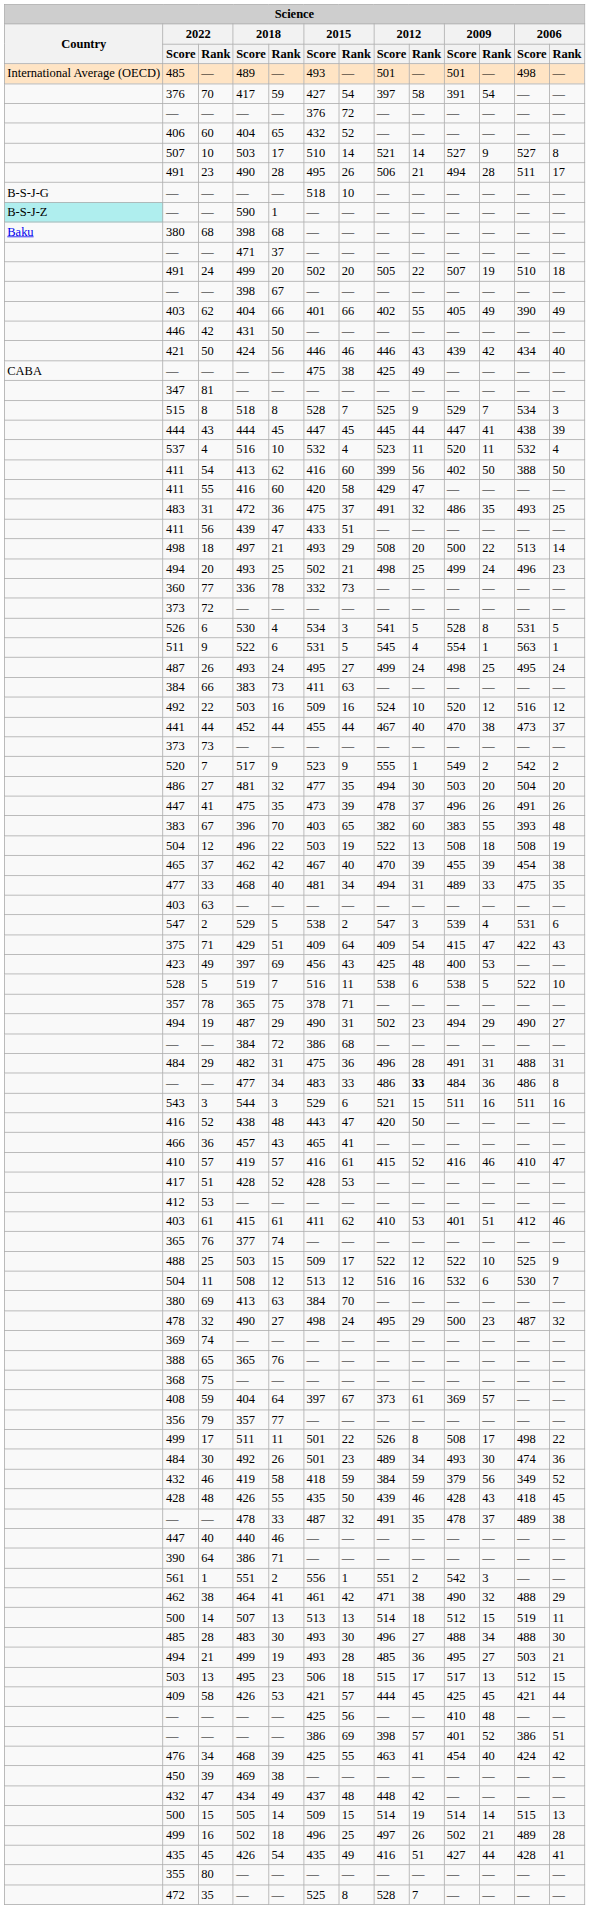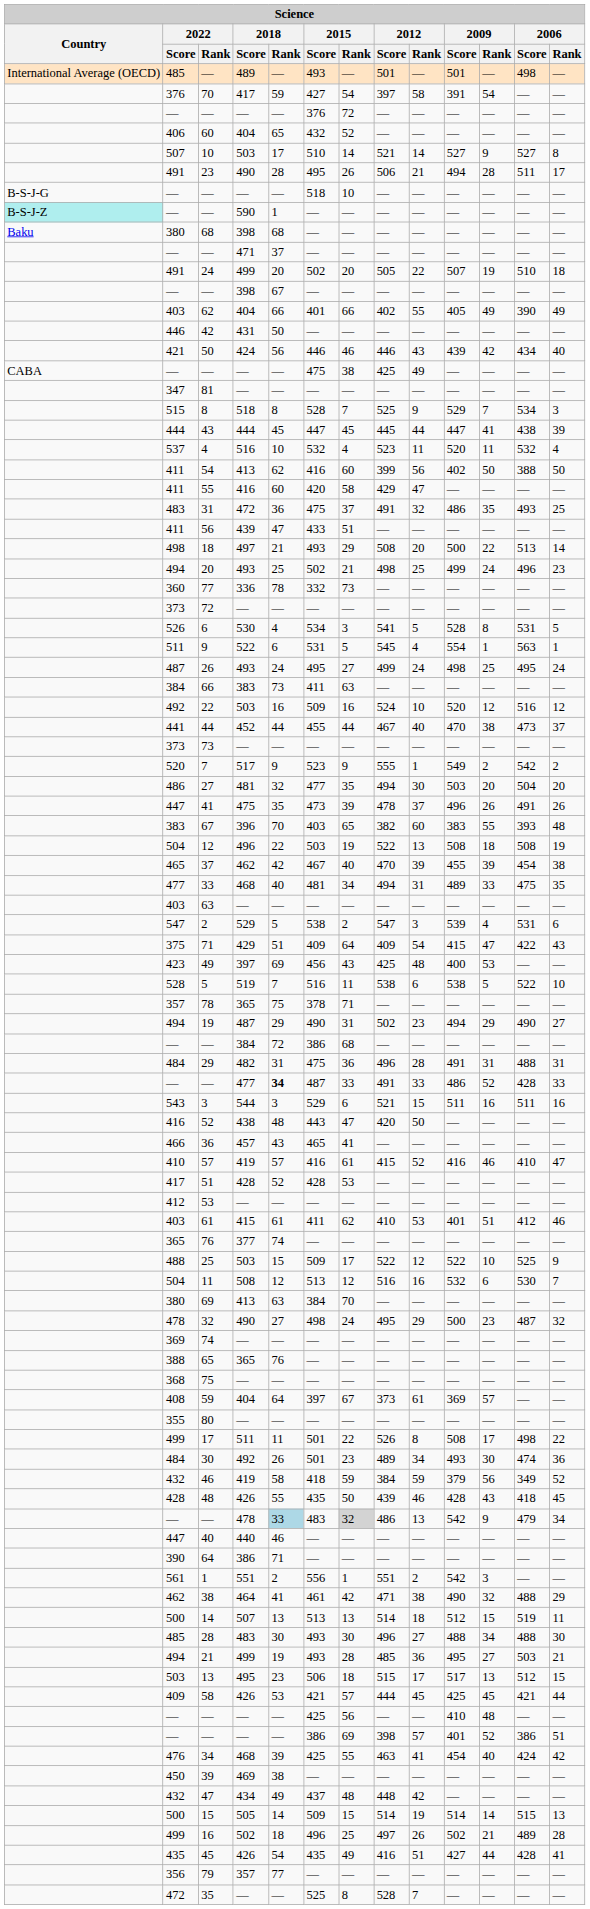(278, 1083) normal -> (278, 1083) bold
(316, 1083) 483 -> (316, 1083) 487
(386, 1083) 486 -> (386, 1083) 491
(418, 1083) bold -> (418, 1083) normal
(456, 1083) 484 -> (456, 1083) 486
(488, 1083) 36 -> (488, 1083) 52
(526, 1083) 486 -> (526, 1083) 428
(556, 1083) 8 -> (559, 1083) 33
rows swapped: (208, 1419) <-> (208, 1874)
(278, 1518) no background -> (278, 1518) lightblue background
(316, 1518) 487 -> (316, 1518) 483
(348, 1518) no background -> (348, 1518) lightgrey background
(386, 1518) 491 -> (386, 1518) 486
(418, 1518) 35 -> (418, 1518) 13
(456, 1518) 478 -> (456, 1518) 542
(488, 1518) 37 -> (485, 1518) 9
(526, 1518) 489 -> (526, 1518) 479
(559, 1518) 38 -> (559, 1518) 34
